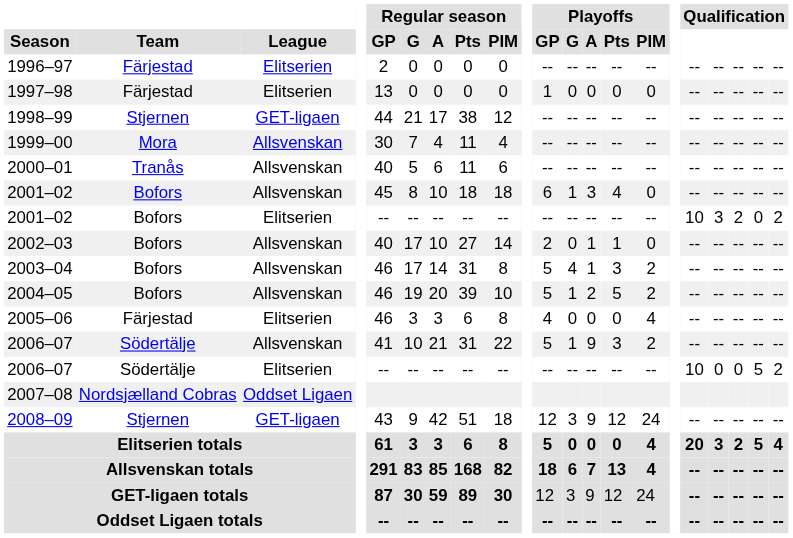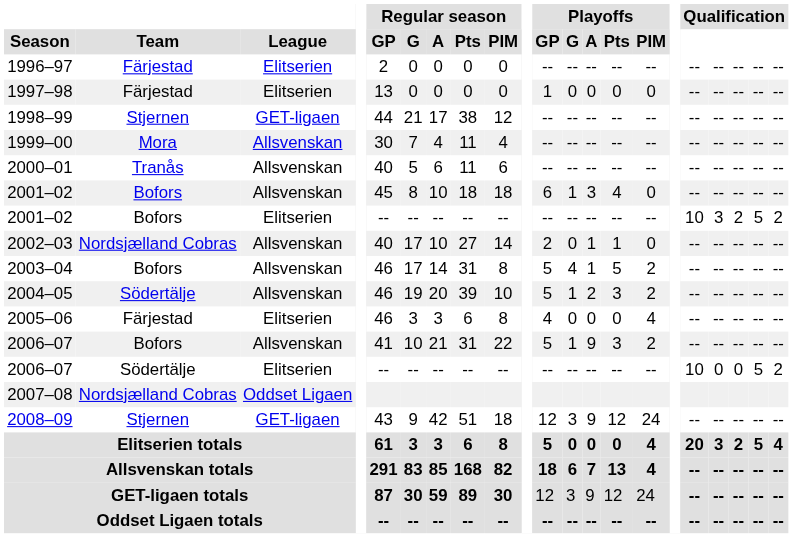(758, 218) 0 -> (758, 218) 5
(158, 243) Bofors -> (158, 243) Nordsjælland Cobras
(617, 268) 3 -> (617, 268) 5
(158, 293) Bofors -> (158, 293) Södertälje
(617, 293) 5 -> (617, 293) 3
(158, 344) Södertälje -> (158, 344) Bofors
